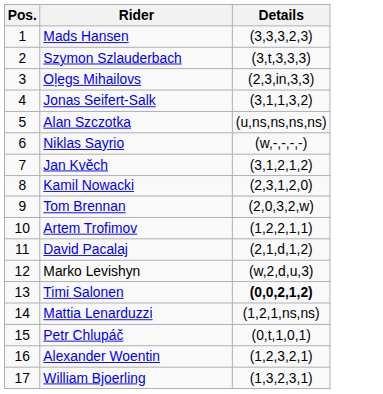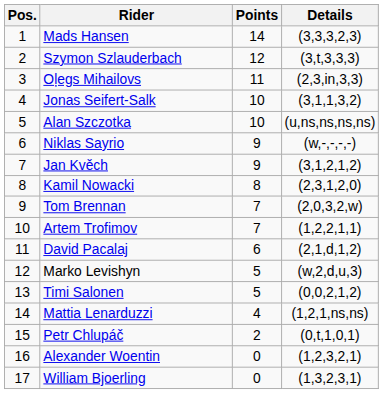+ column: (257, 15)
(281, 292) bold -> (330, 292) normal
